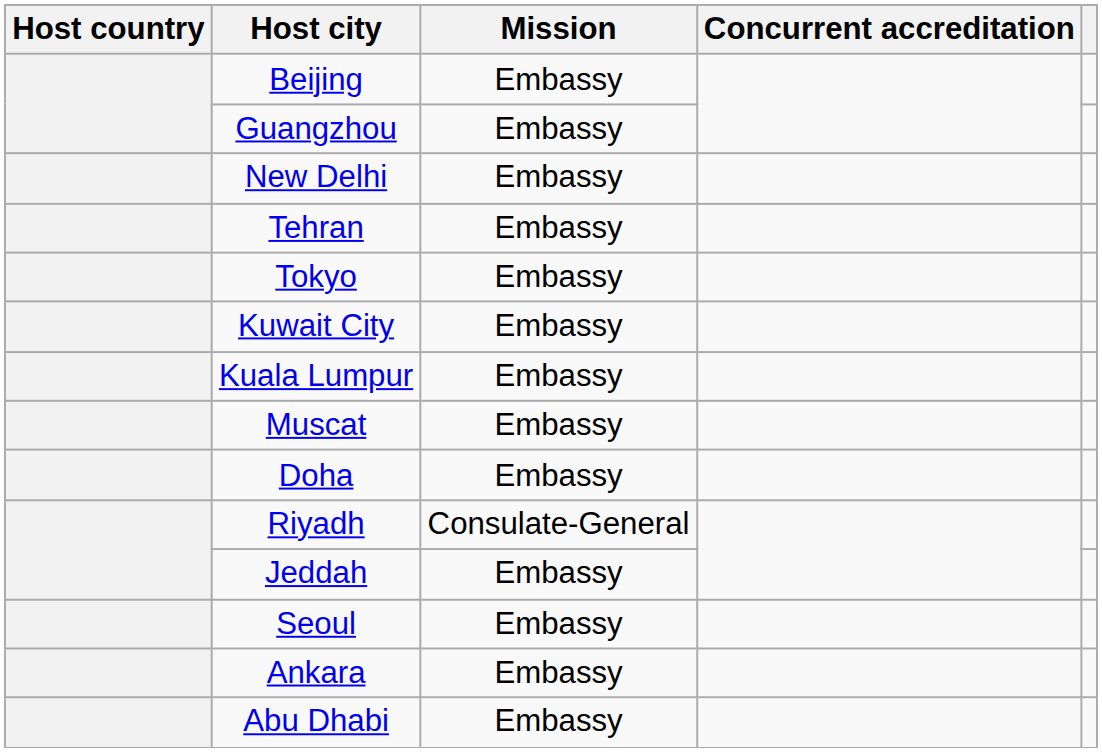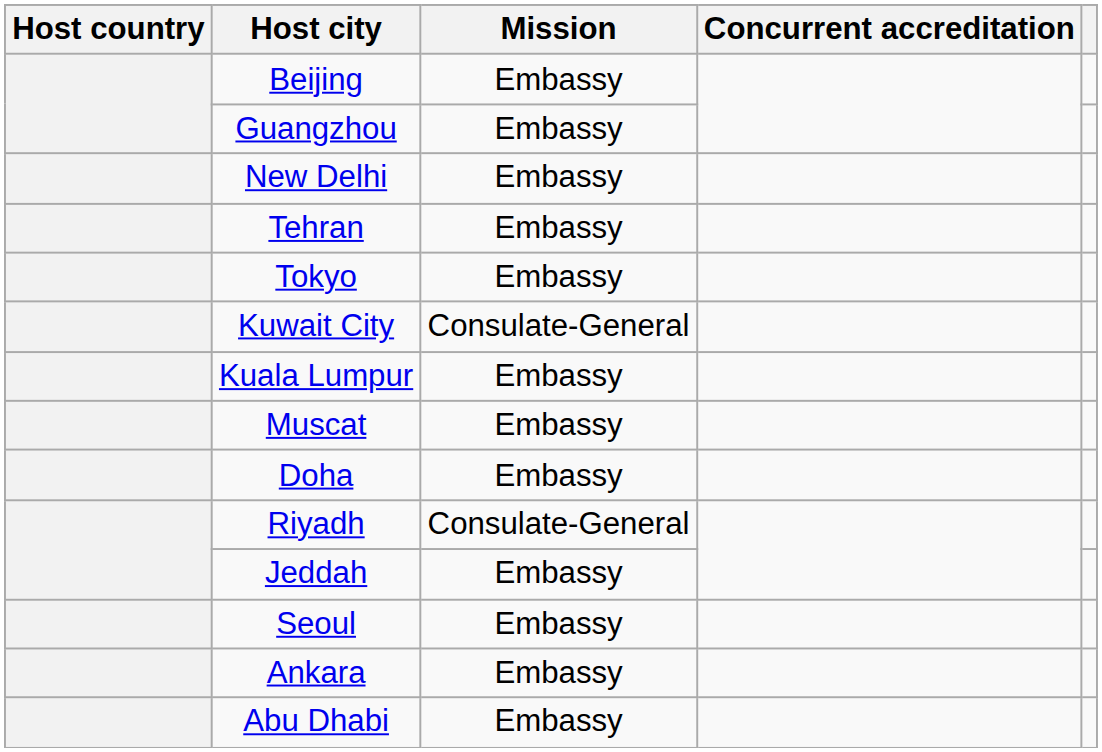(559, 326) Embassy -> (559, 326) Consulate-General
